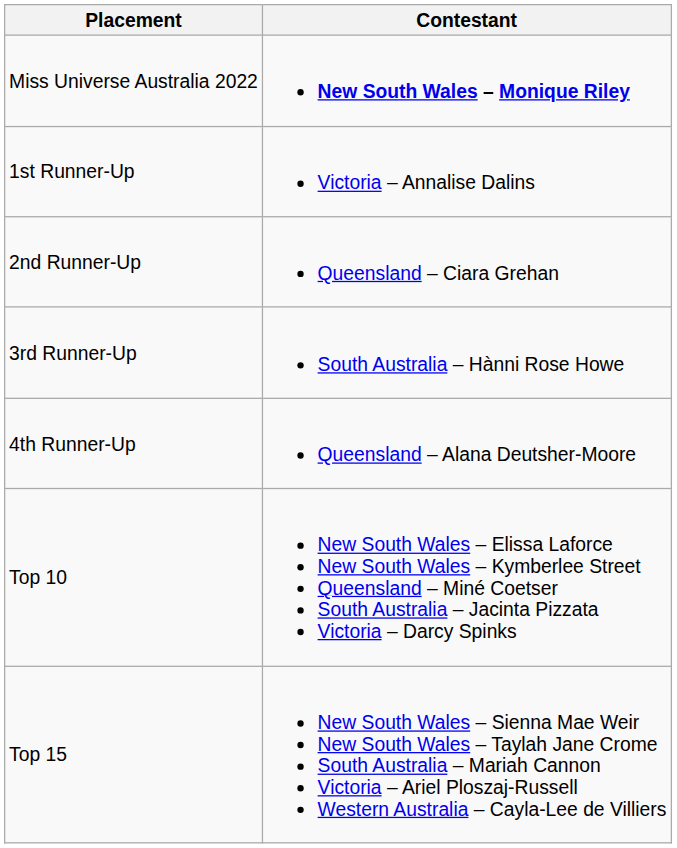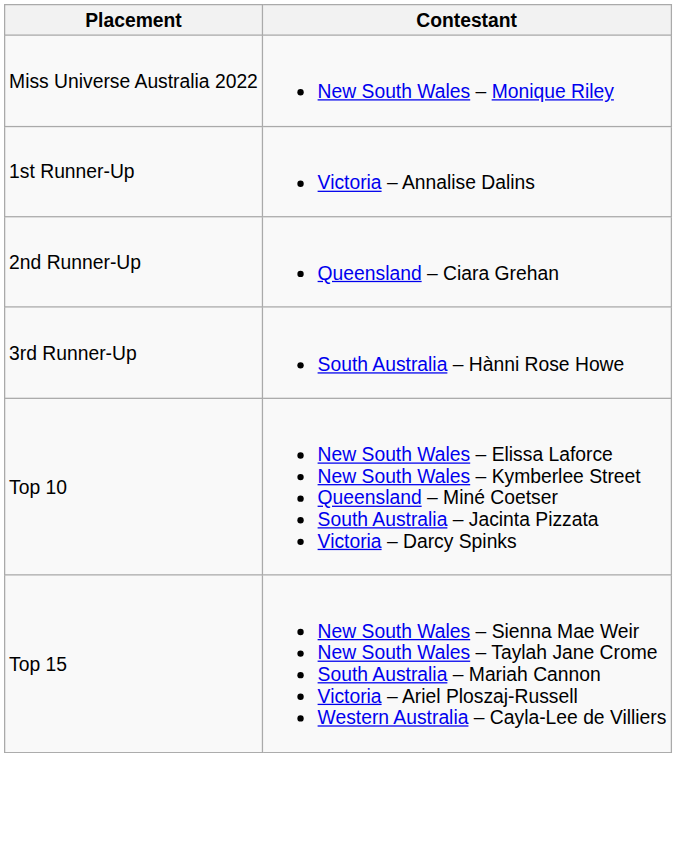(467, 92) bold -> (467, 92) normal
- row: (72, 444)
